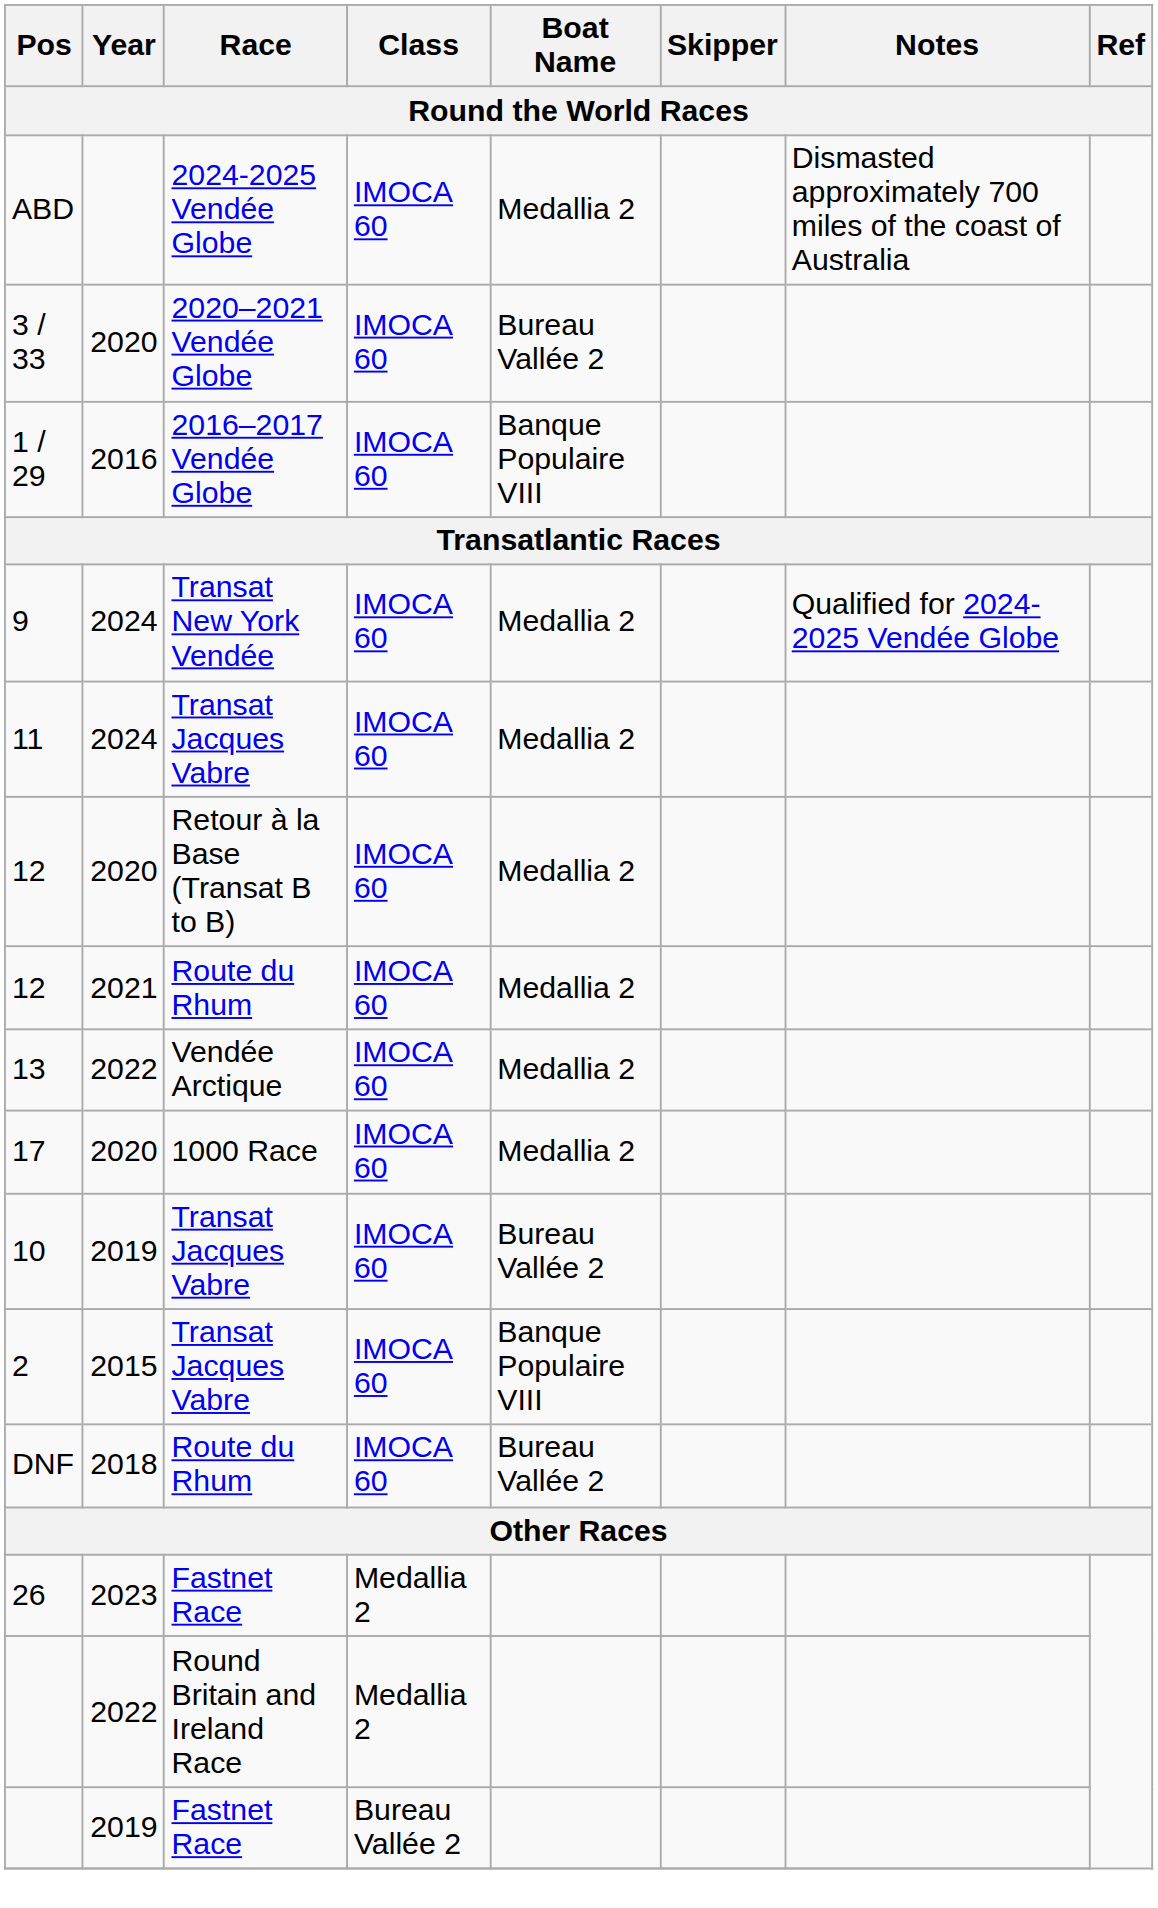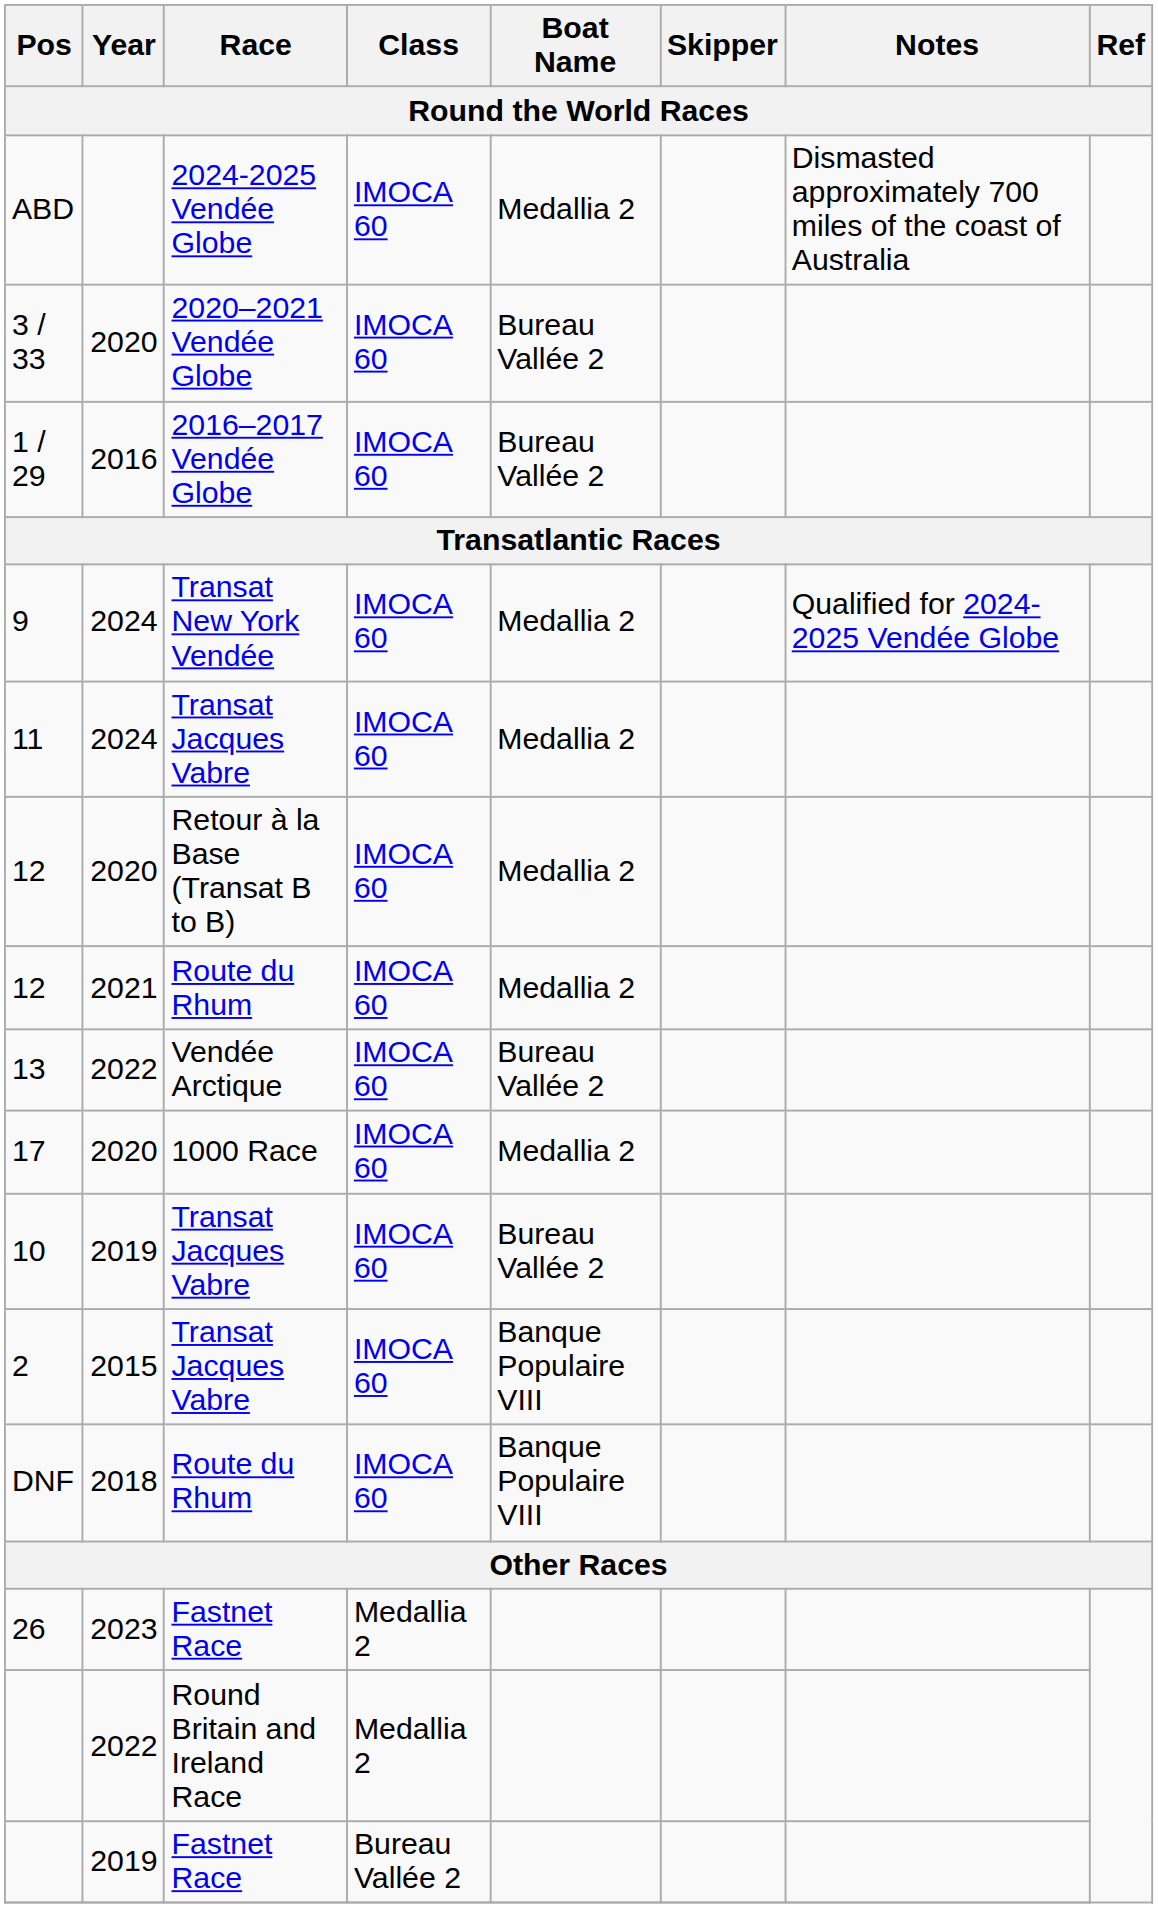(561, 458) Banque Populaire VIII -> (551, 458) Bureau Vallée 2
(566, 1069) Medallia 2 -> (551, 1069) Bureau Vallée 2
(551, 1465) Bureau Vallée 2 -> (561, 1482) Banque Populaire VIII
